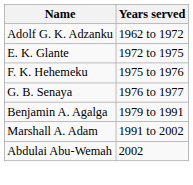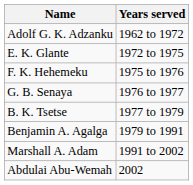+ row: (37, 111)
